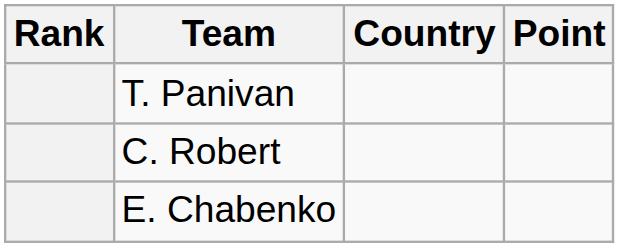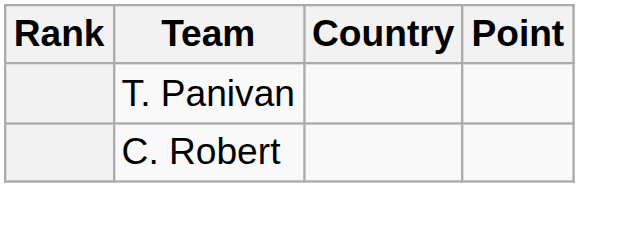- row: (229, 210)
